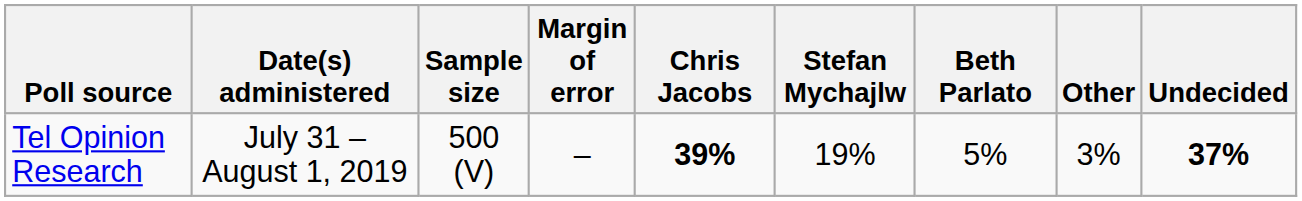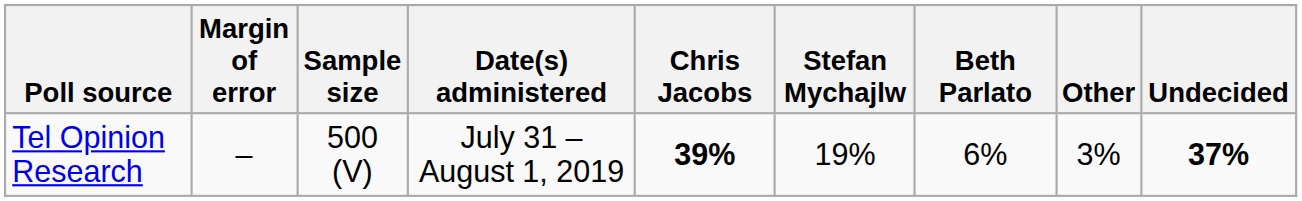columns swapped: (305, 76) <-> (582, 60)
(985, 155) 5% -> (985, 155) 6%
